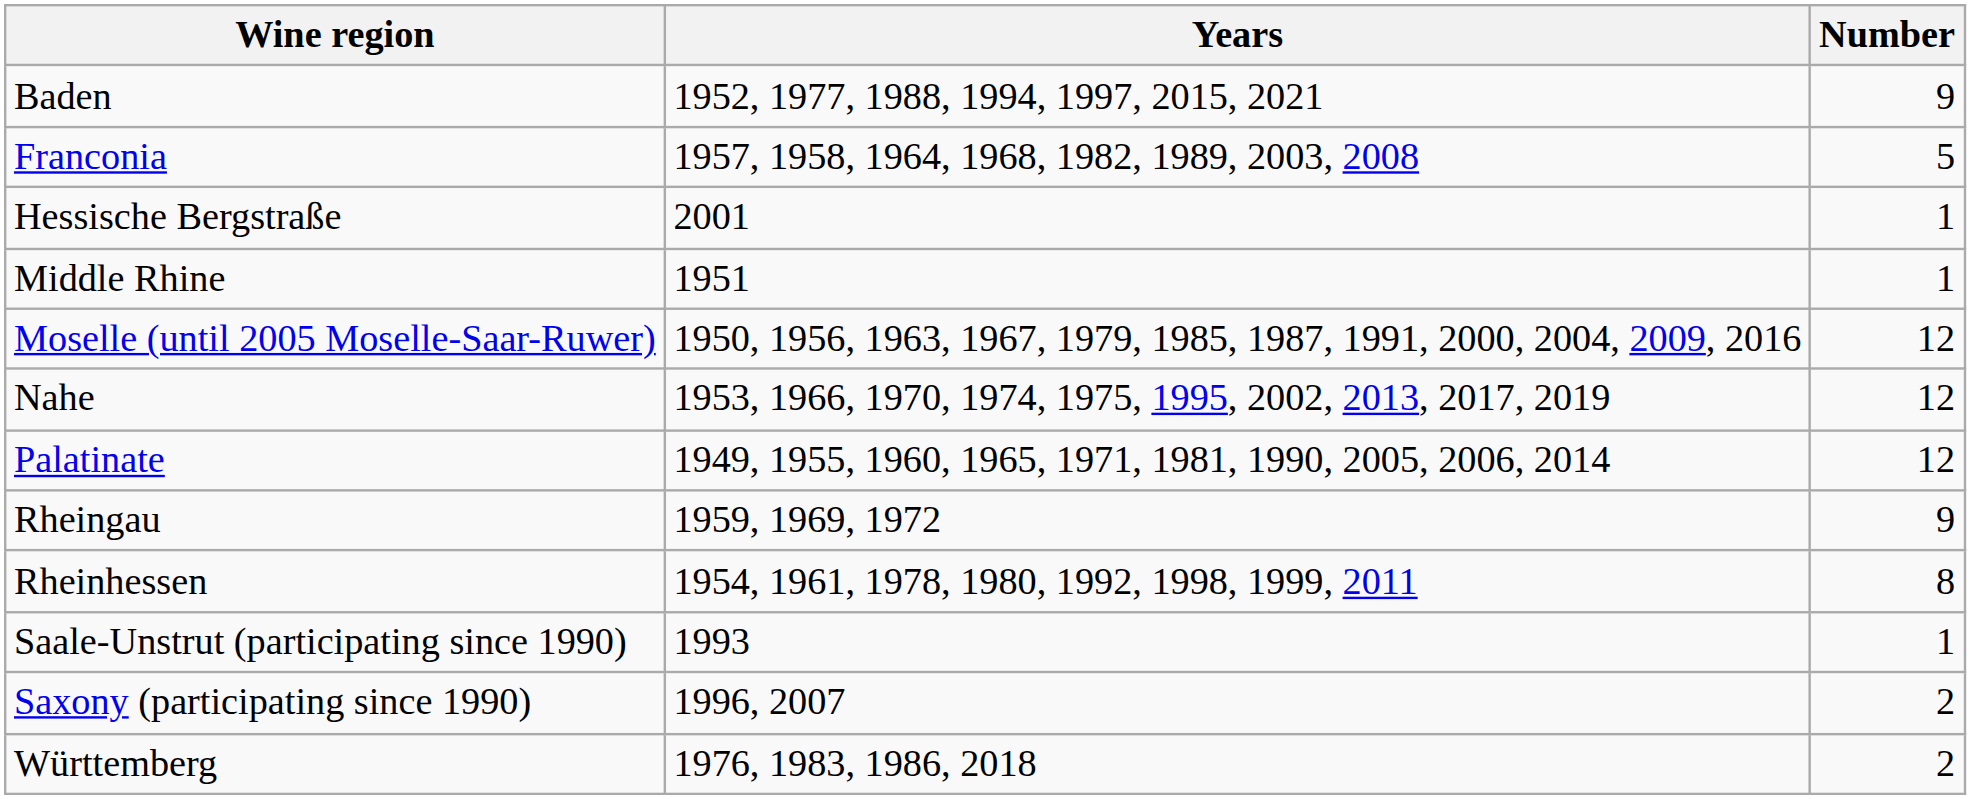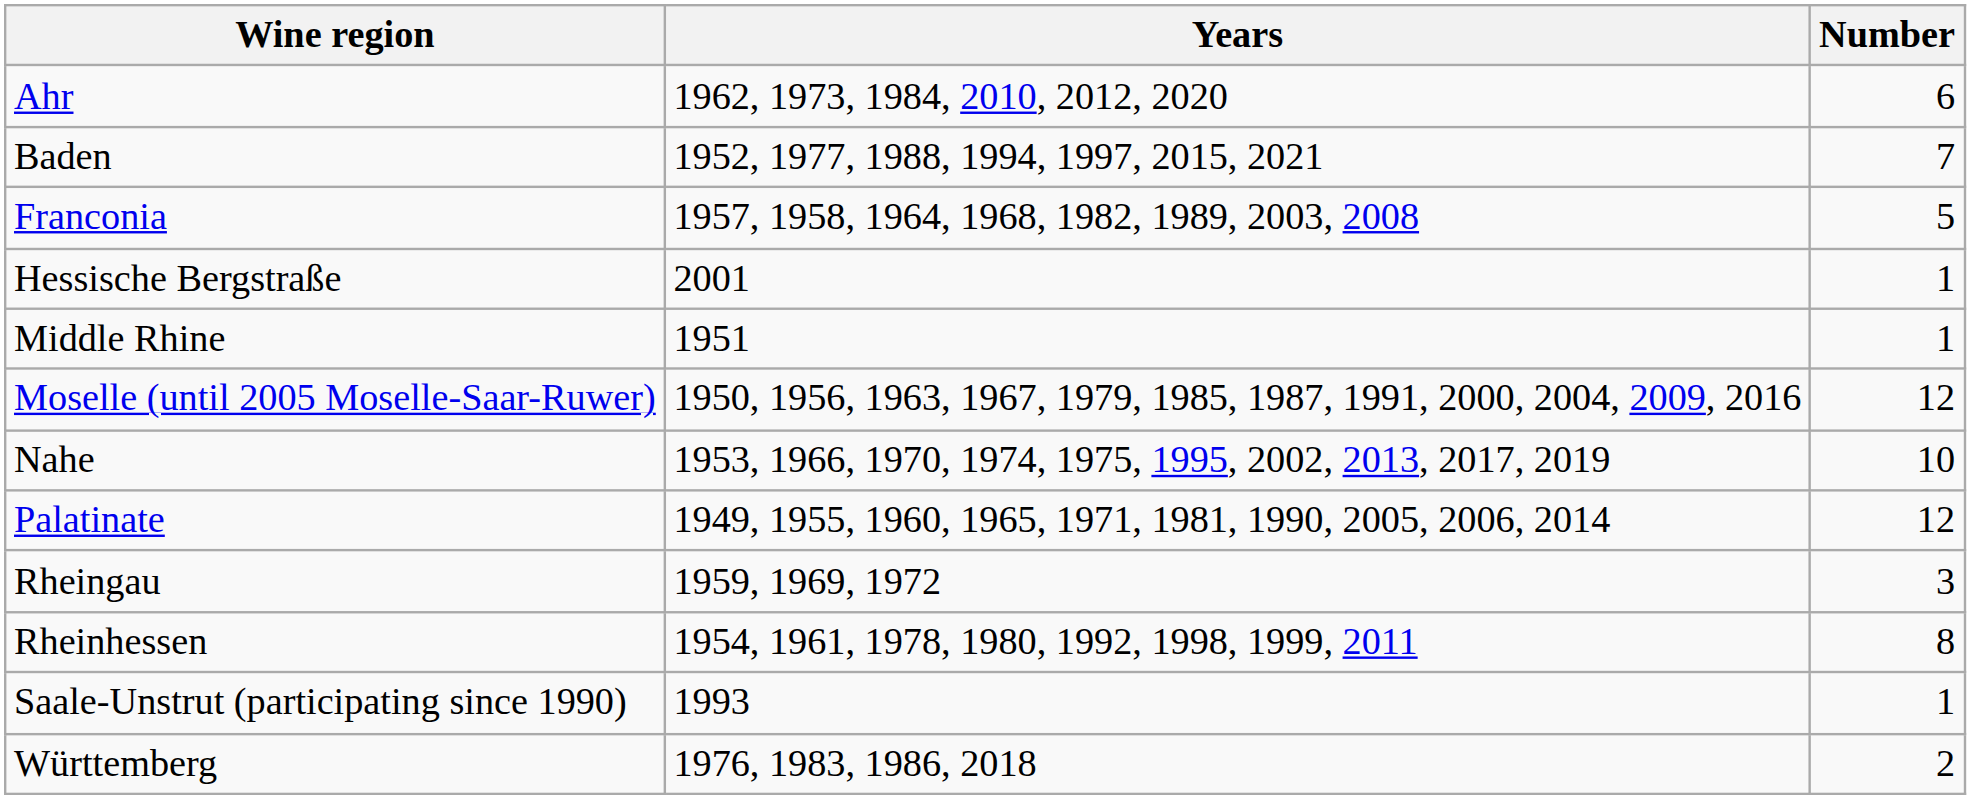+ row: (44, 95)
(1946, 95) 9 -> (1946, 156) 7
(1936, 398) 12 -> (1936, 459) 10
(1946, 519) 9 -> (1946, 580) 3
- row: (273, 701)
